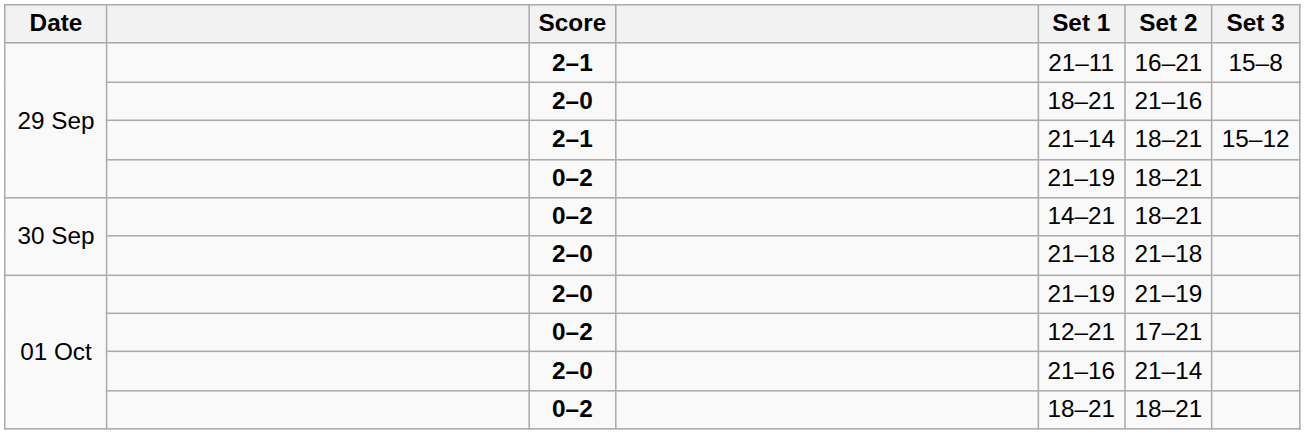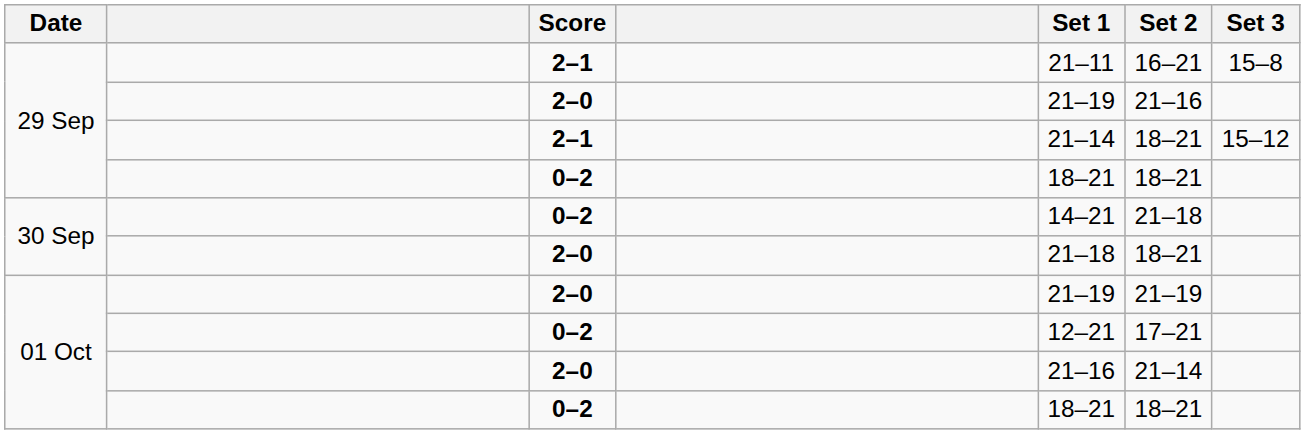(1081, 100) 18–21 -> (1081, 100) 21–19
(1081, 178) 21–19 -> (1081, 178) 18–21
(1168, 216) 18–21 -> (1168, 216) 21–18
(1168, 255) 21–18 -> (1168, 255) 18–21
